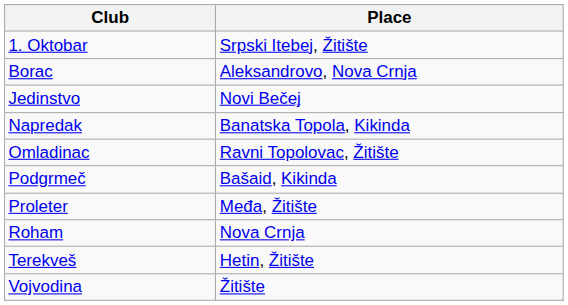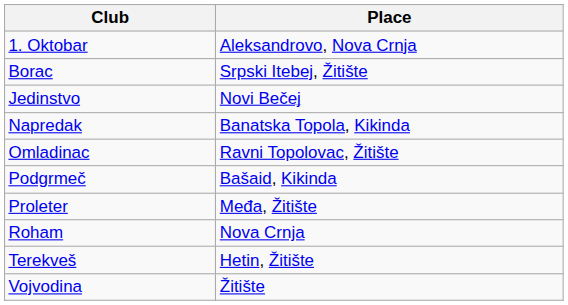(294, 44) Srpski Itebej, Žitište -> (318, 44) Aleksandrovo, Nova Crnja
(318, 71) Aleksandrovo, Nova Crnja -> (294, 71) Srpski Itebej, Žitište
